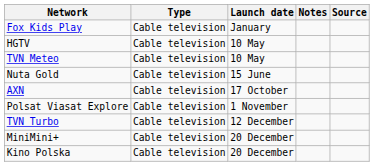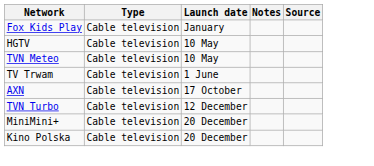+ row: (30, 75)
- row: (33, 75)
- row: (67, 106)
